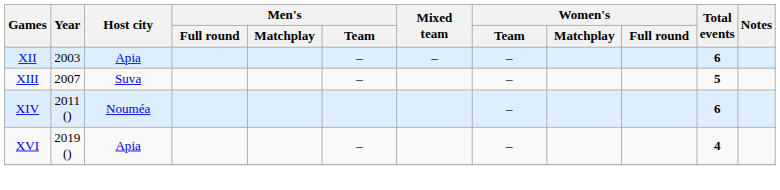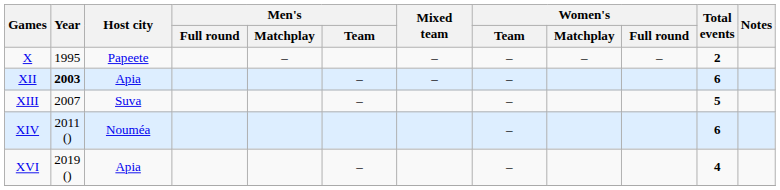+ row: (27, 58)
(67, 58) normal -> (67, 79) bold
